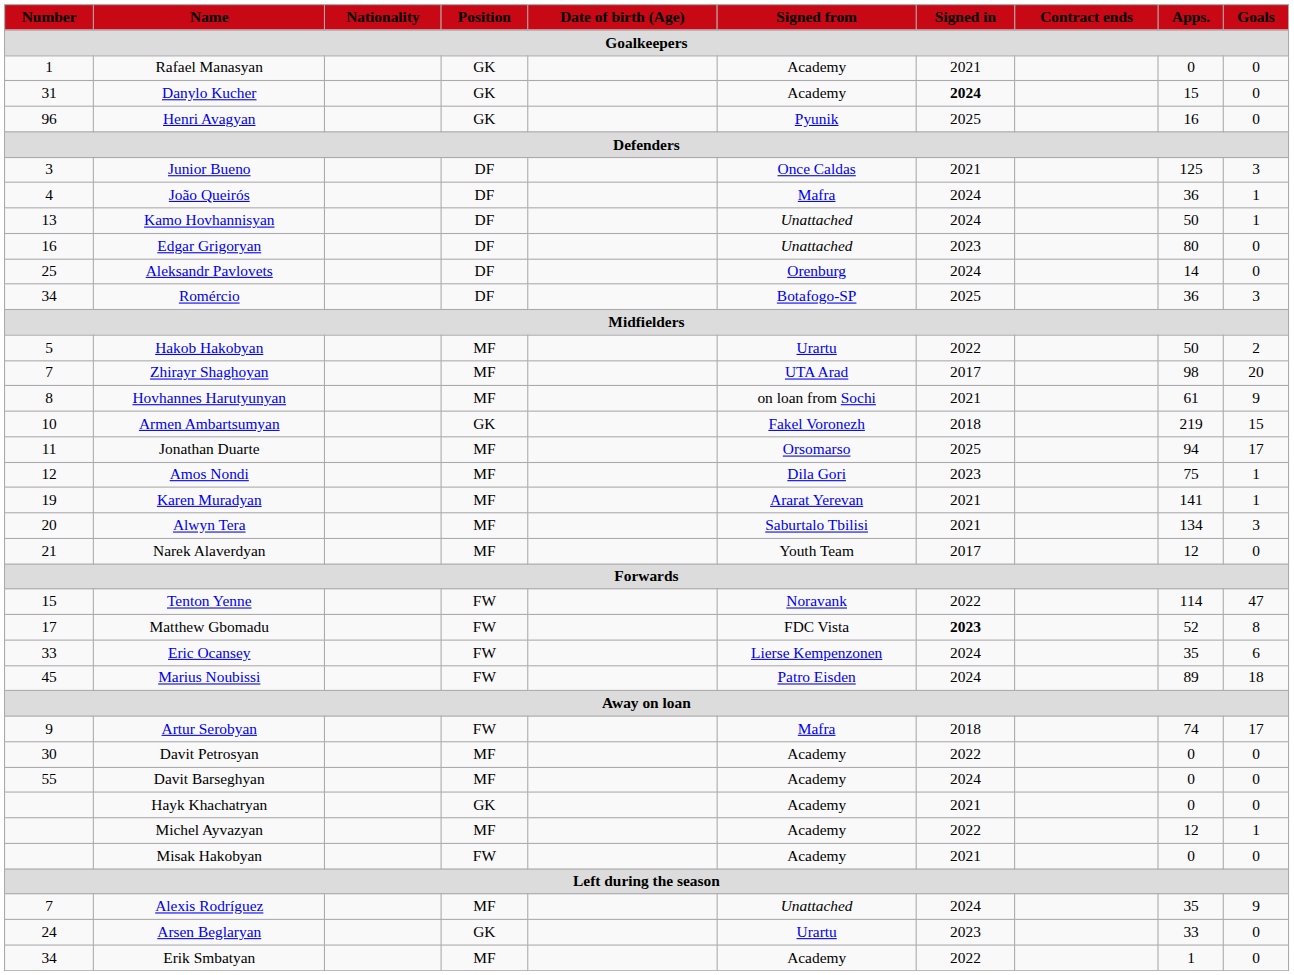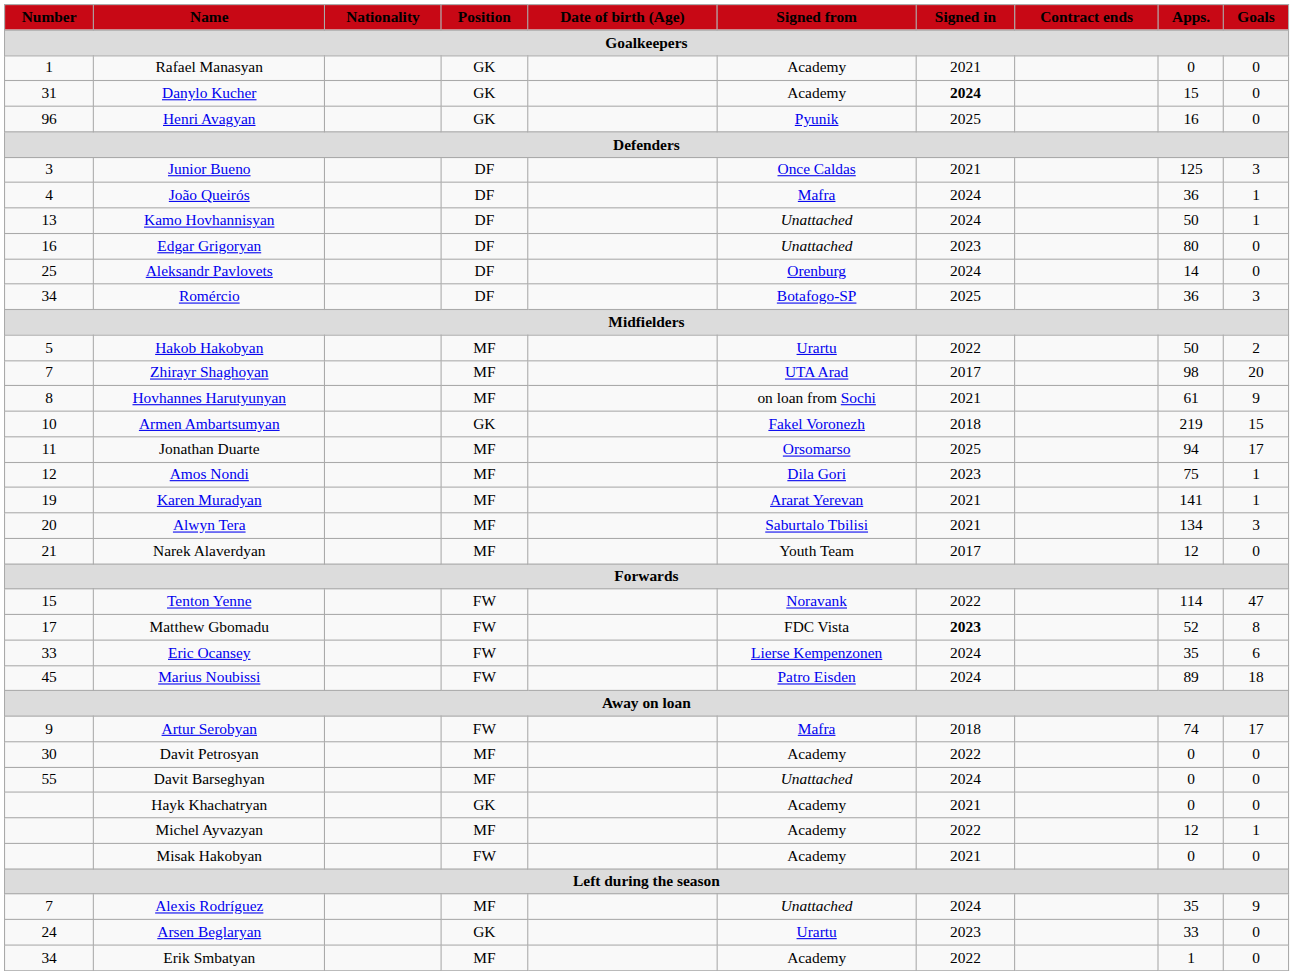(817, 779) Academy -> (817, 779) Unattached
